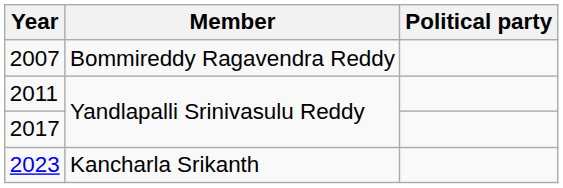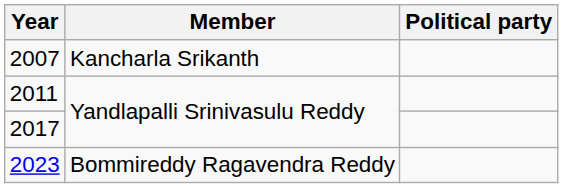(233, 57) Bommireddy Ragavendra Reddy -> (165, 57) Kancharla Srikanth
(165, 164) Kancharla Srikanth -> (233, 164) Bommireddy Ragavendra Reddy
